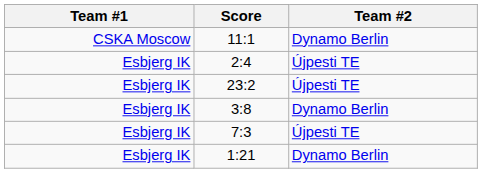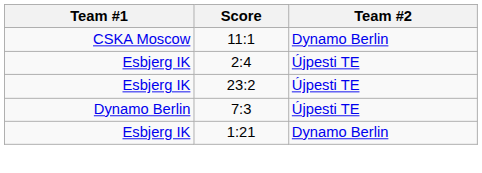- row: (241, 109)
(156, 132) Esbjerg IK -> (142, 109) Dynamo Berlin
